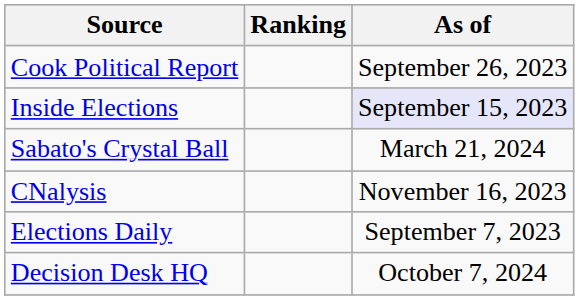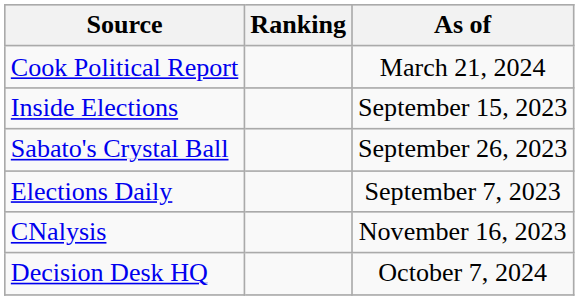(463, 66) September 26, 2023 -> (463, 66) March 21, 2024
(463, 107) lavender background -> (463, 107) no background
(463, 149) March 21, 2024 -> (463, 149) September 26, 2023
rows swapped: (92, 231) <-> (59, 190)
